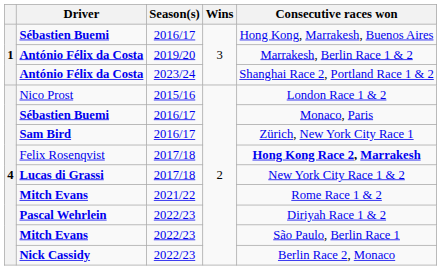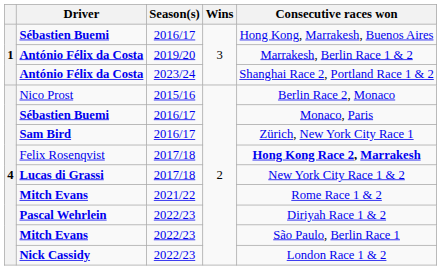(337, 94) London Race 1 & 2 -> (337, 94) Berlin Race 2, Monaco
(337, 255) Berlin Race 2, Monaco -> (337, 255) London Race 1 & 2
